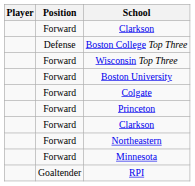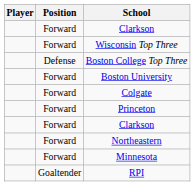rows swapped: (60, 44) <-> (60, 60)
